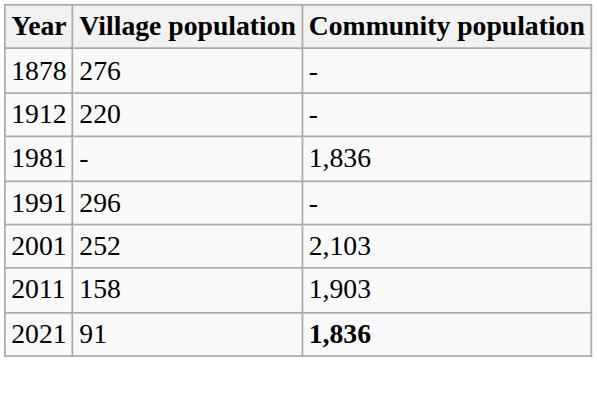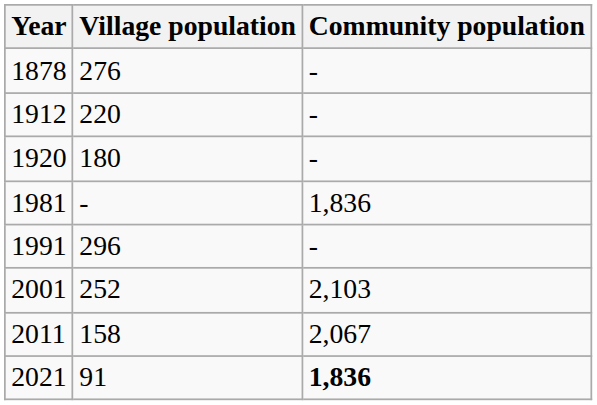+ row: (39, 158)
(340, 289) 1,903 -> (340, 333) 2,067
